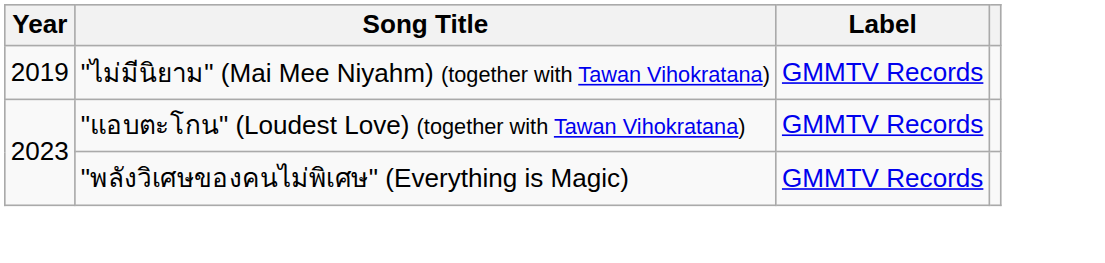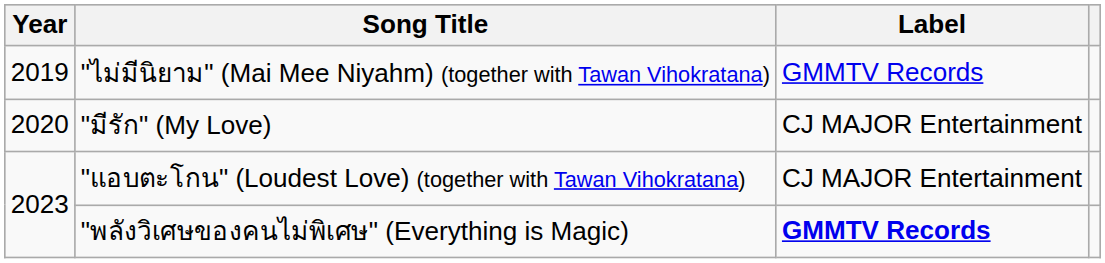+ row: (176, 125)
(883, 125) GMMTV Records -> (932, 177) CJ MAJOR Entertainment
(883, 177) normal -> (886, 230) bold
